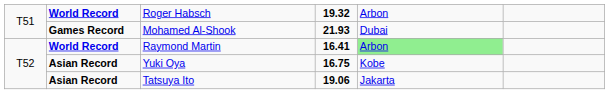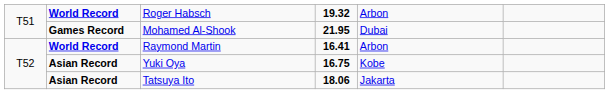(336, 30) 21.93 -> (336, 30) 21.95
(374, 47) lightgreen background -> (374, 47) no background
(336, 81) 19.06 -> (336, 81) 18.06
